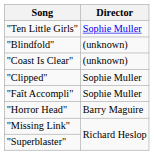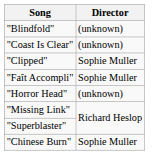- row: (42, 28)
(113, 110) Barry Maguire -> (101, 93) (unknown)
+ row: (39, 142)
